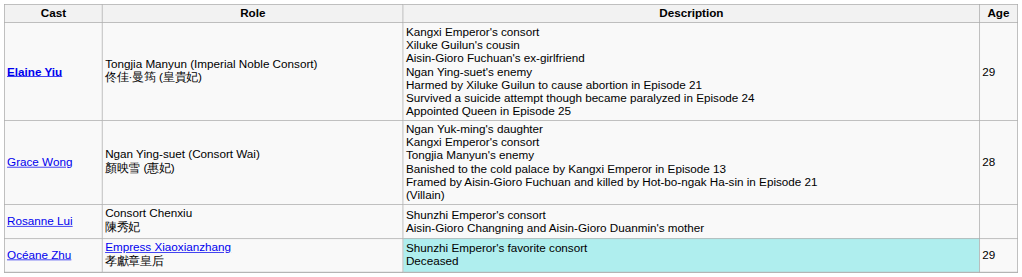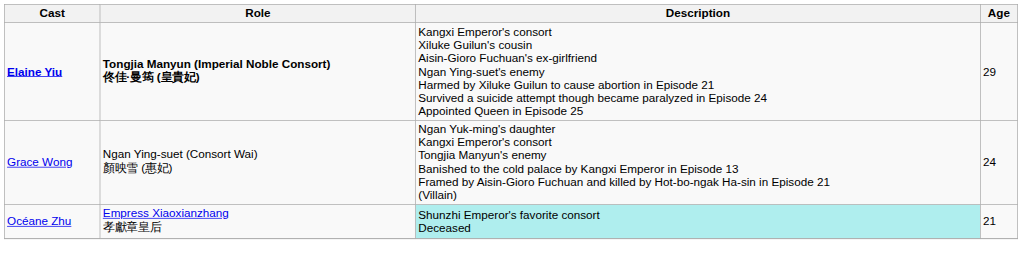(211, 70) normal -> (217, 70) bold
(989, 162) 28 -> (989, 162) 24
- row: (40, 221)
(989, 255) 29 -> (989, 221) 21
